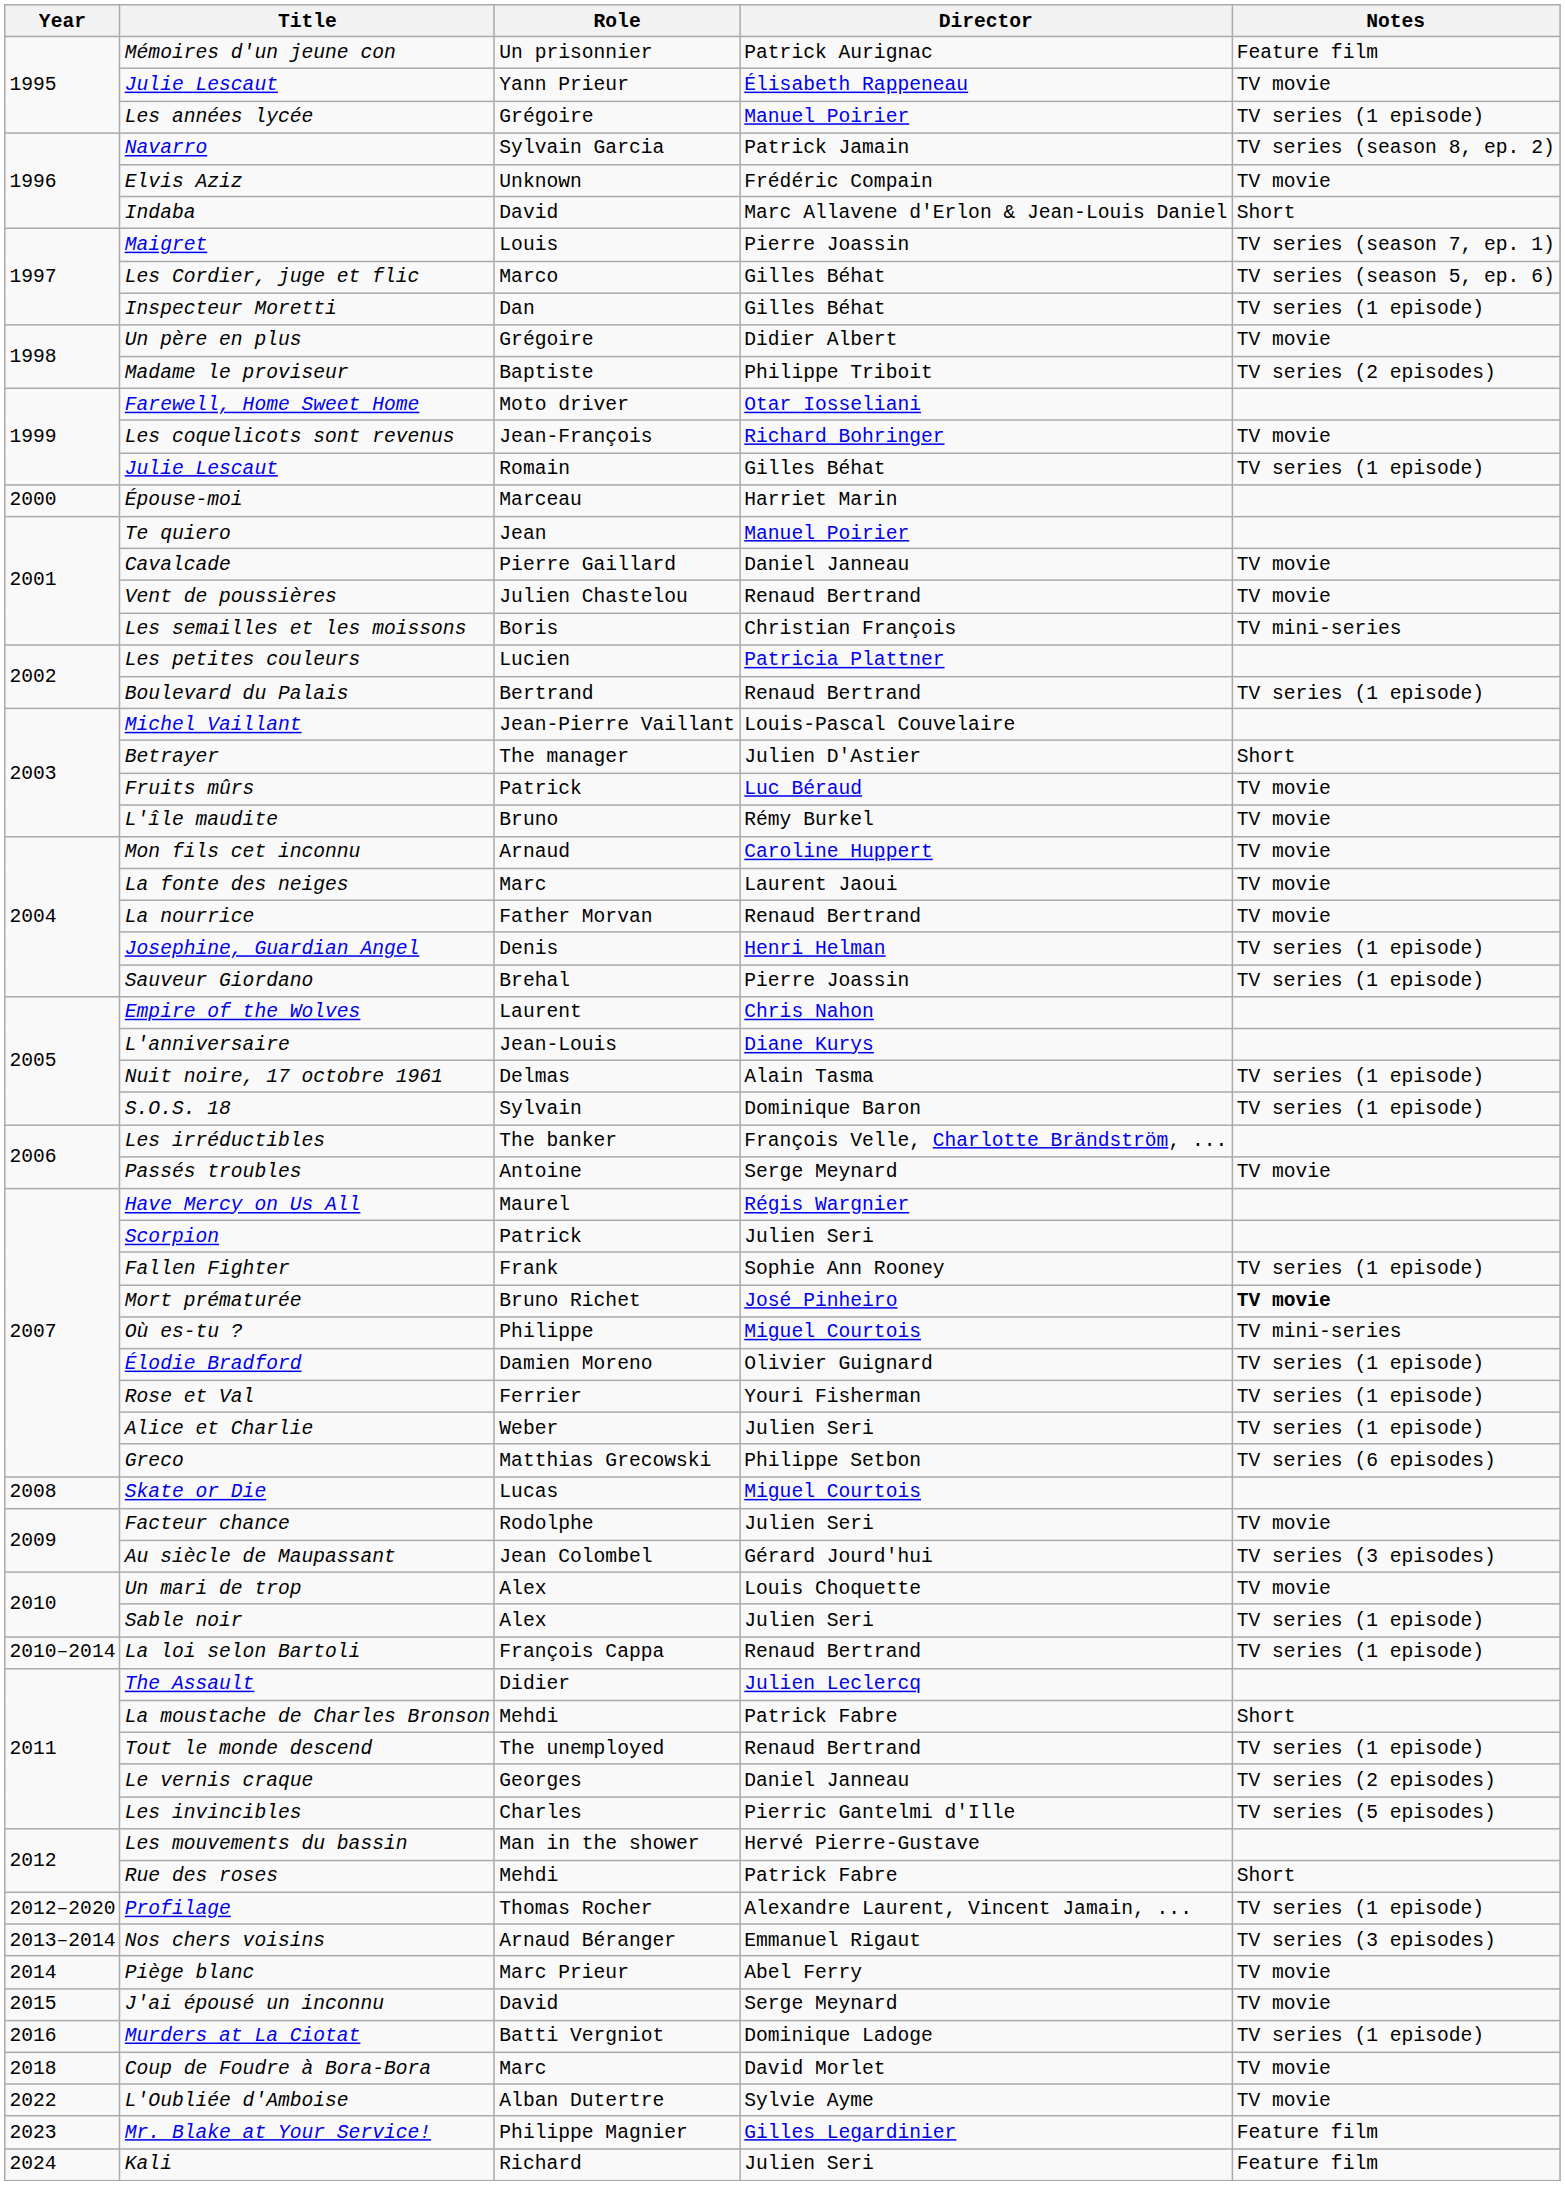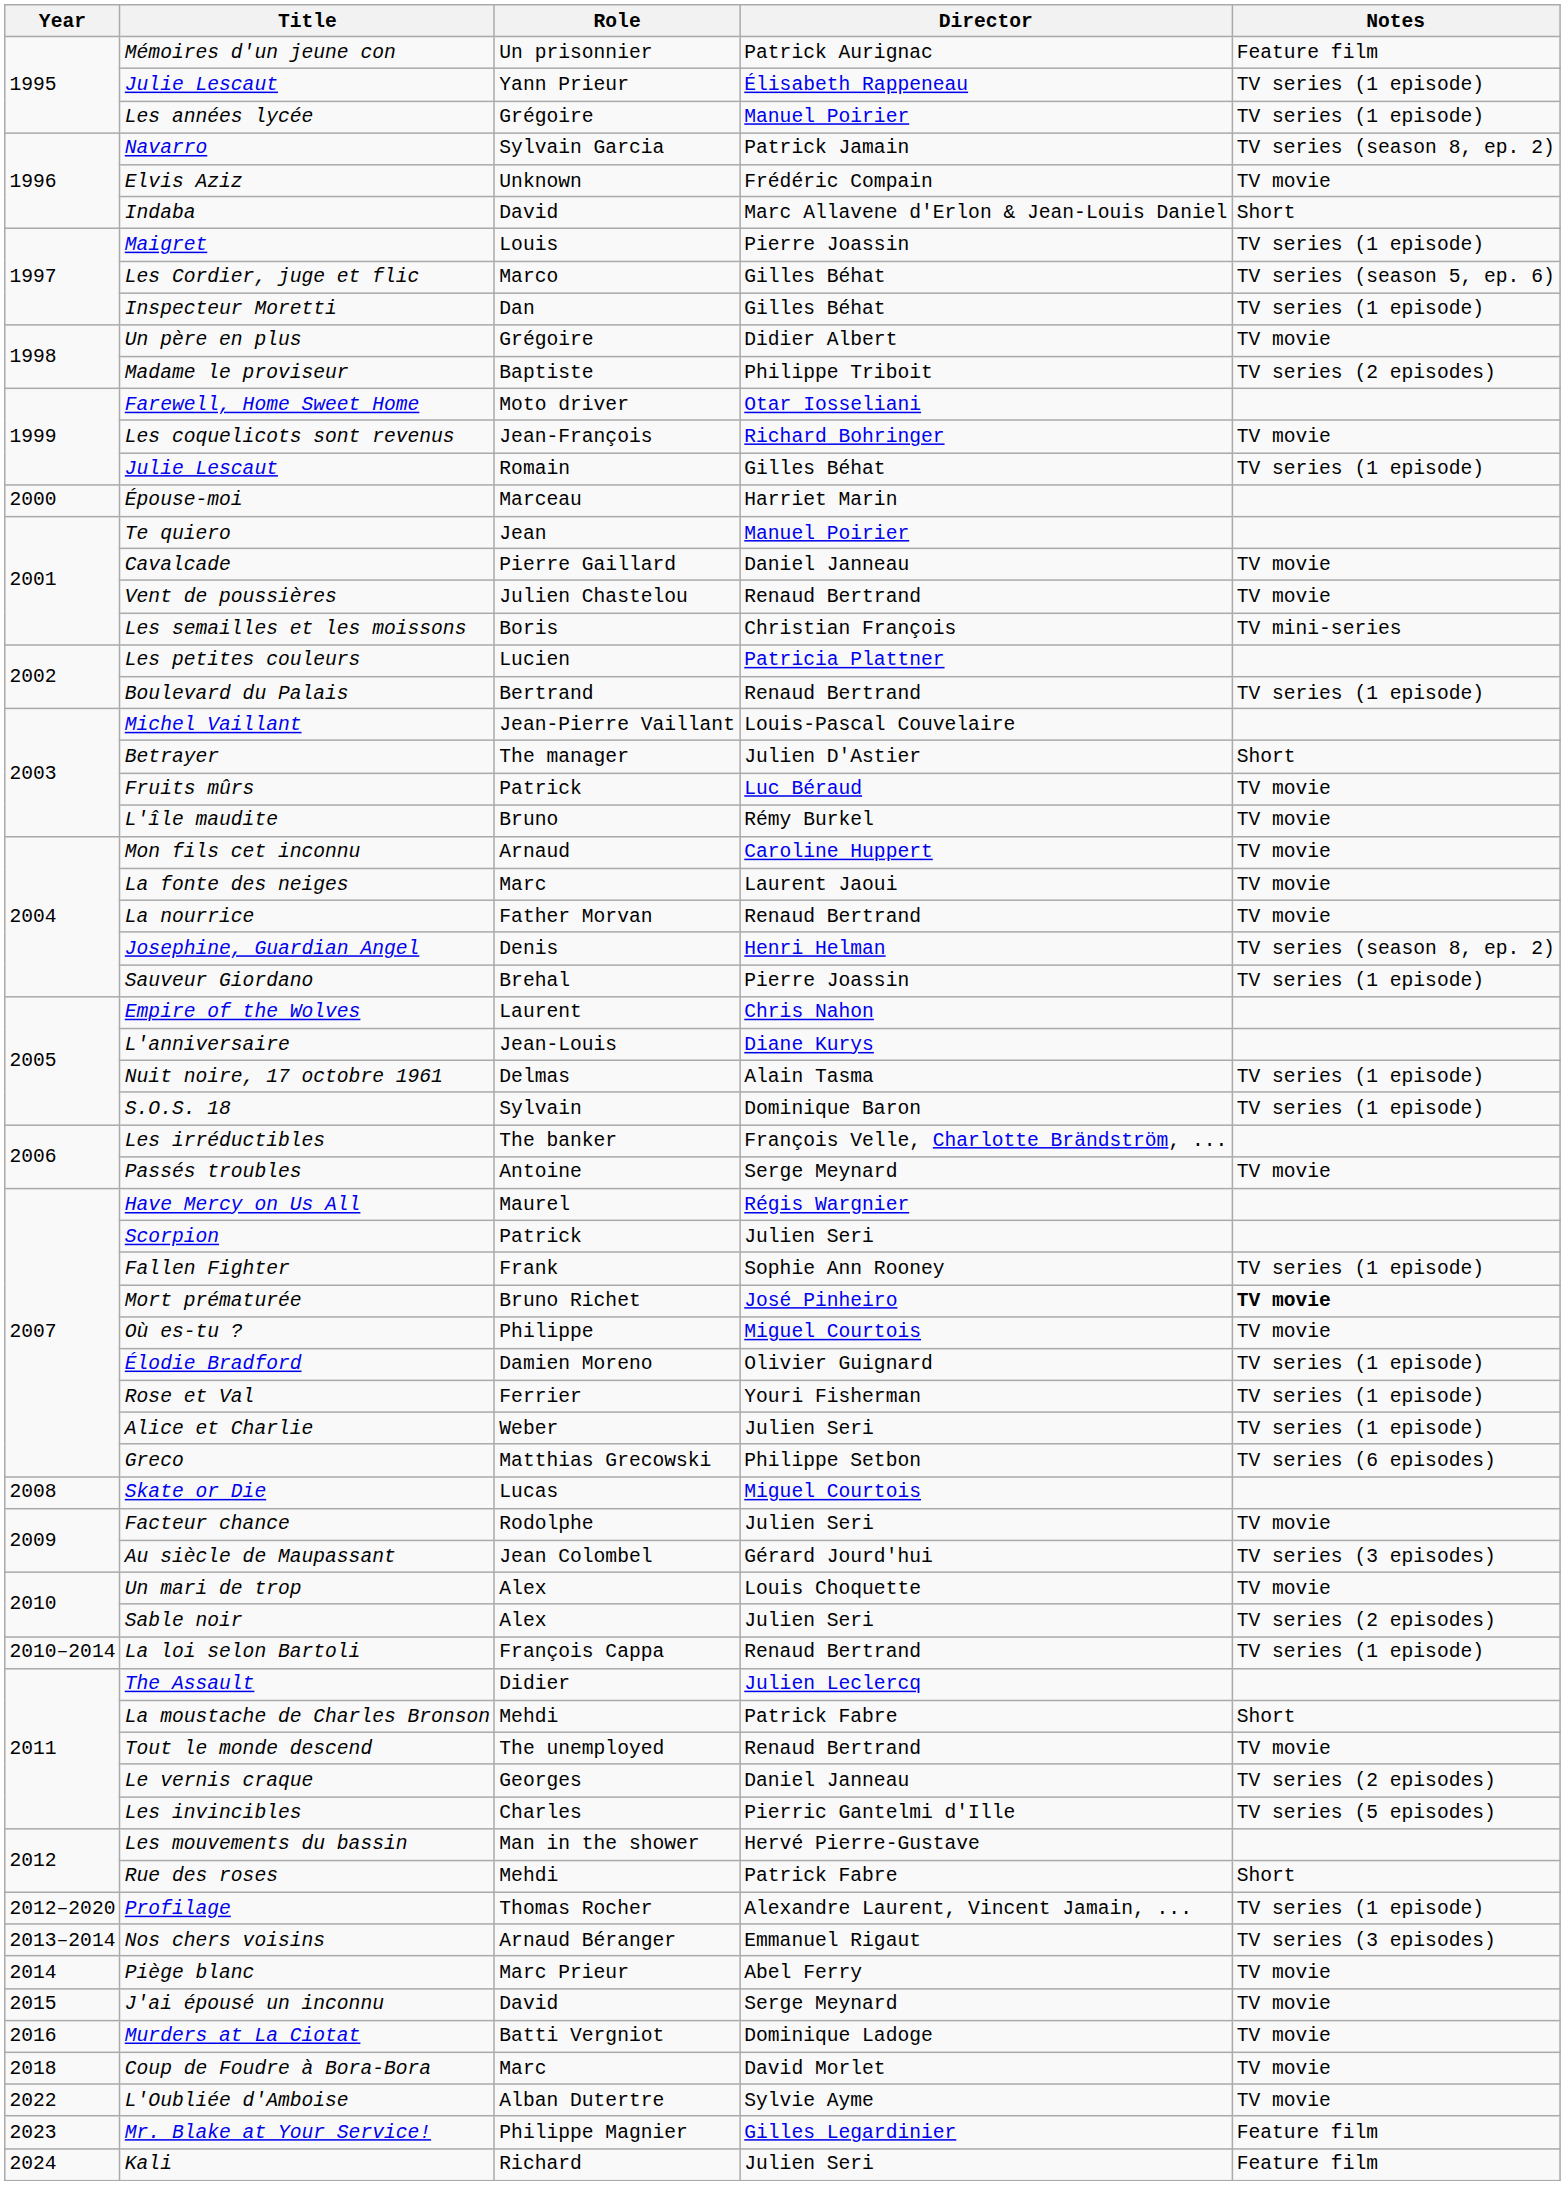(1284, 85) TV movie -> (1360, 85) TV series (1 episode)
(1396, 245) TV series (season 7, ep. 1) -> (1360, 245) TV series (1 episode)
(1360, 949) TV series (1 episode) -> (1396, 949) TV series (season 8, ep. 2)
(1319, 1332) TV mini-series -> (1284, 1332) TV movie
(1360, 1620) TV series (1 episode) -> (1366, 1620) TV series (2 episodes)
(1360, 1748) TV series (1 episode) -> (1284, 1748) TV movie
(1360, 2036) TV series (1 episode) -> (1284, 2036) TV movie
